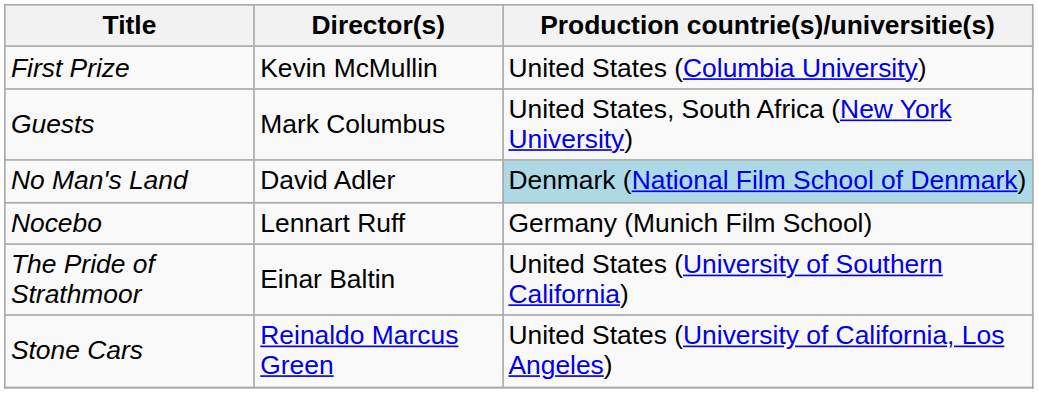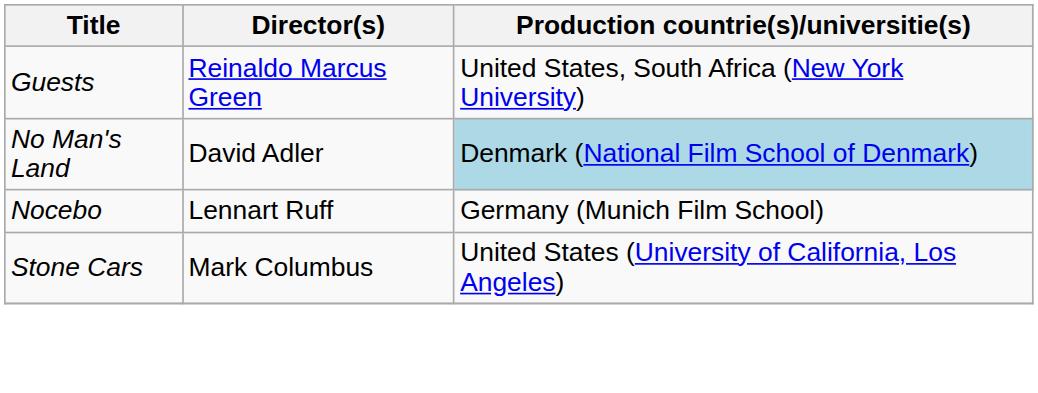- row: (70, 67)
(353, 124) Mark Columbus -> (288, 82) Reinaldo Marcus Green
- row: (83, 279)
(359, 350) Reinaldo Marcus Green -> (281, 267) Mark Columbus
